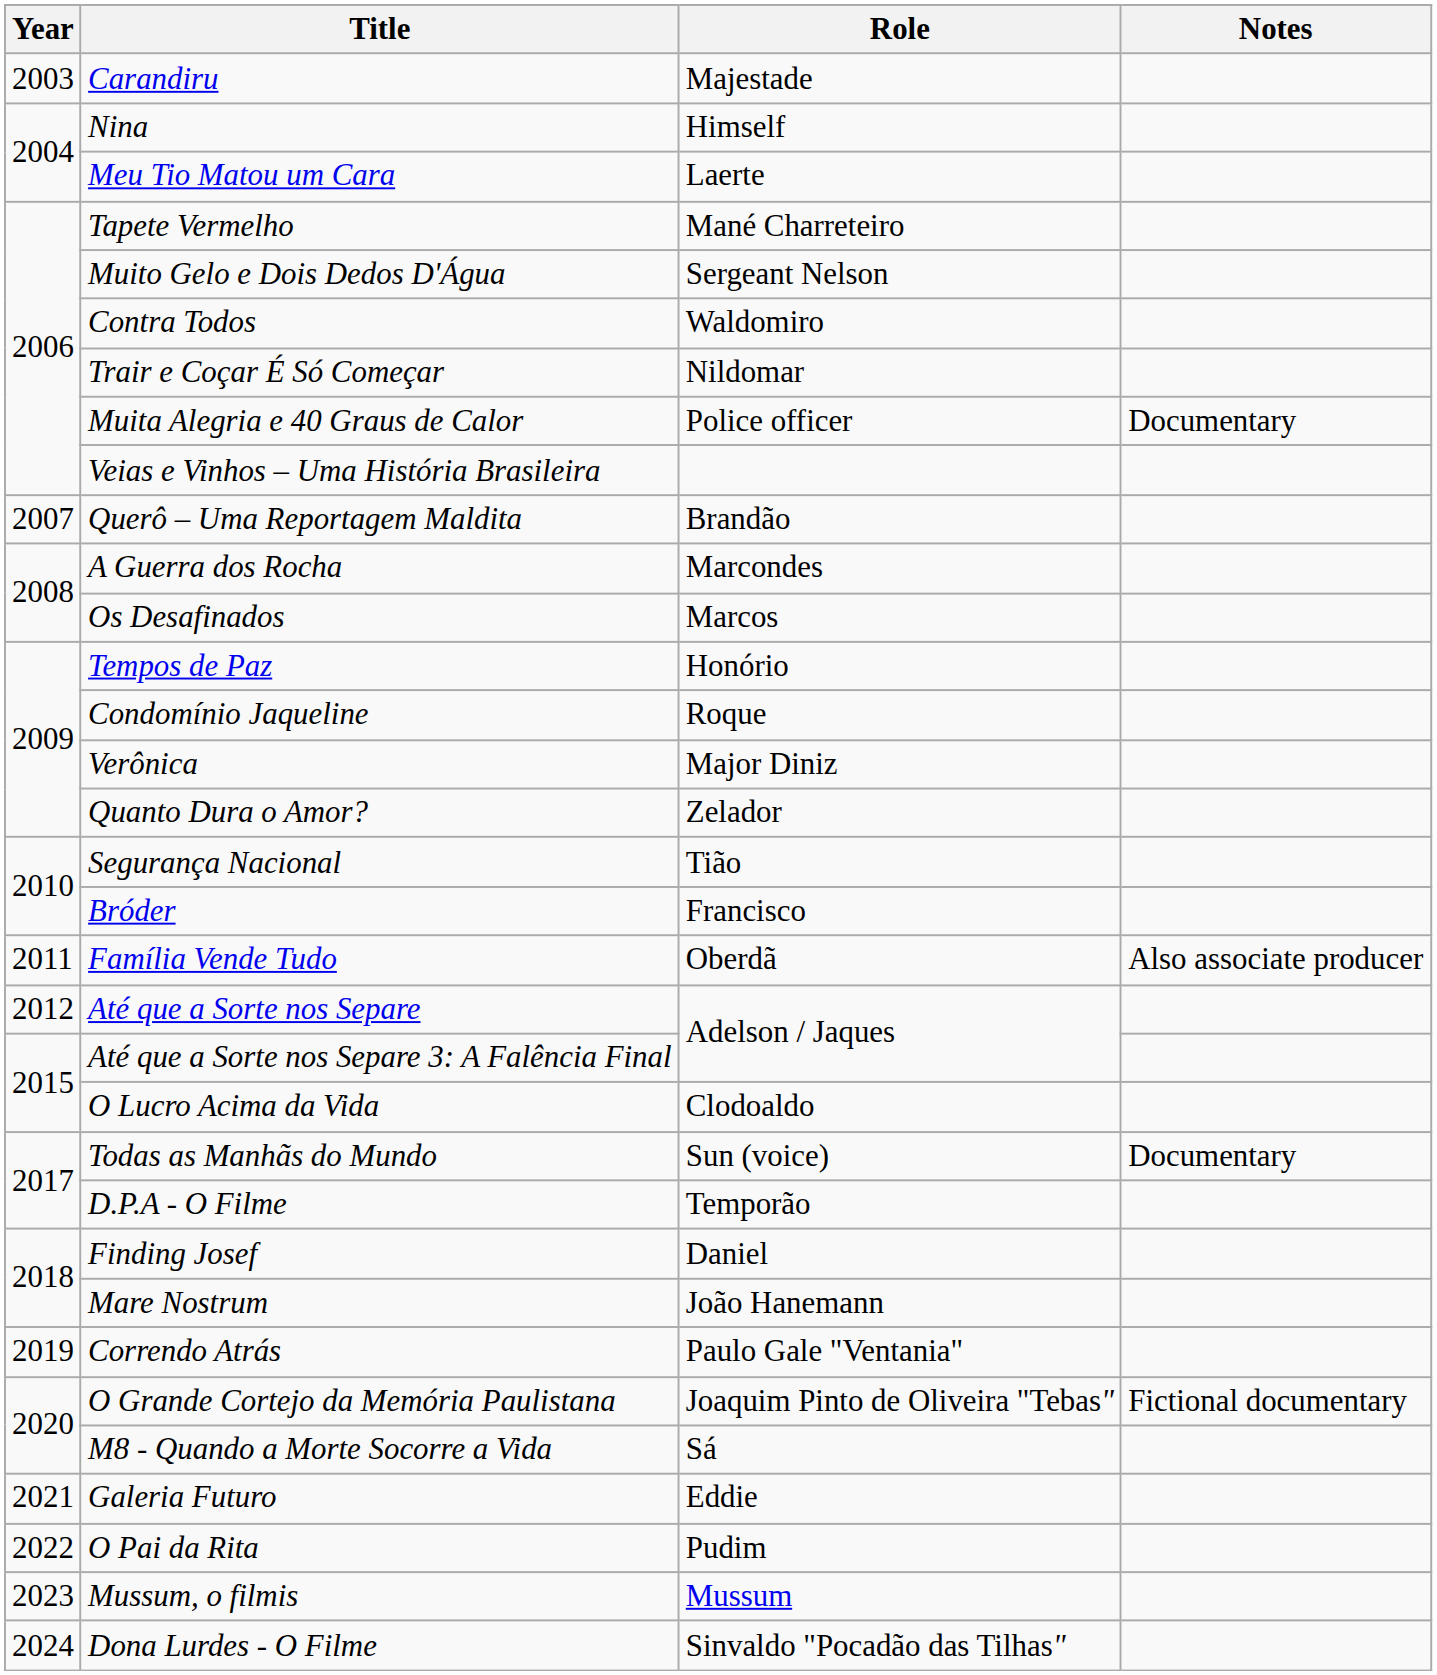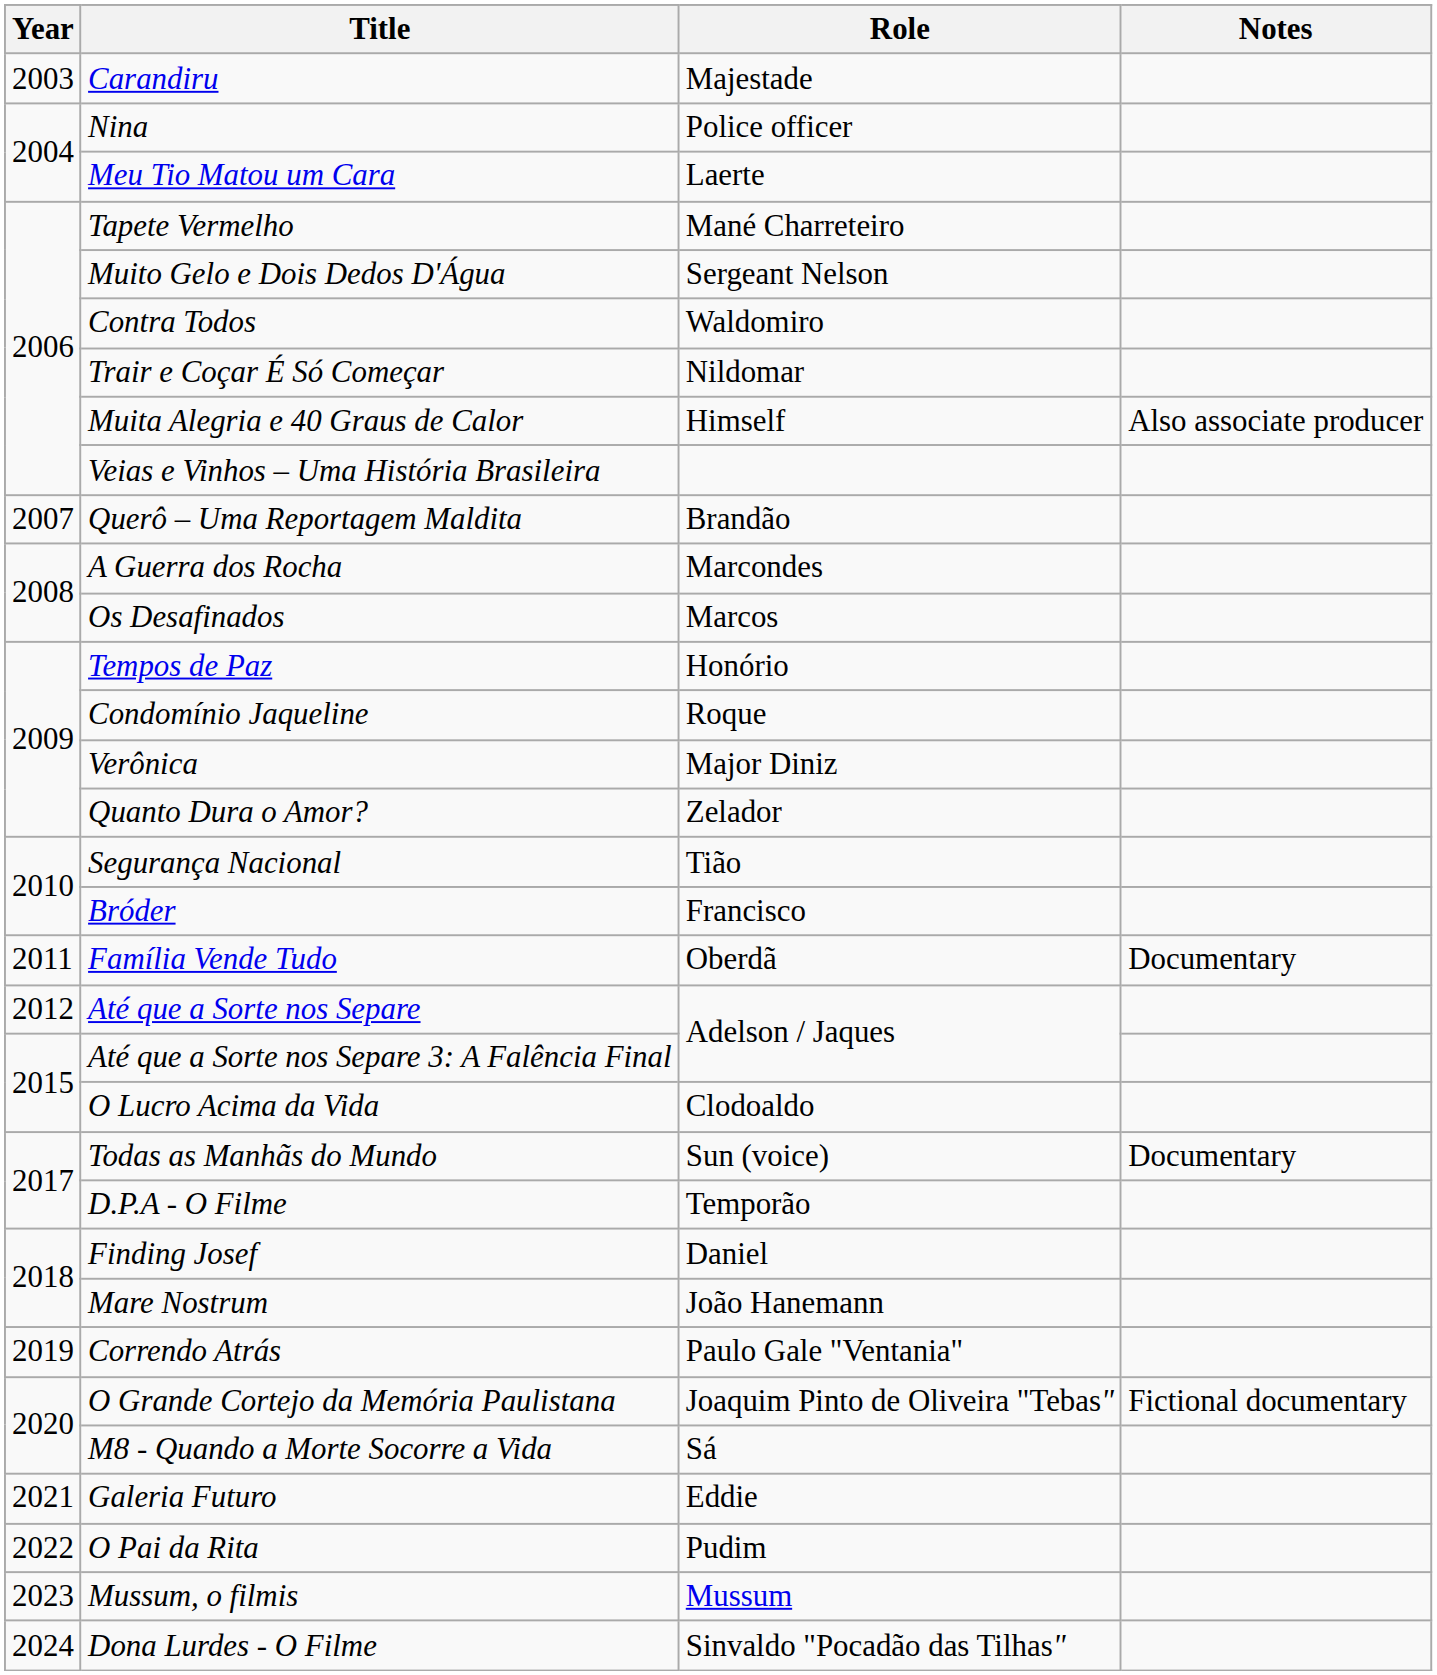(736, 126) Himself -> (769, 126) Police officer
(769, 420) Police officer -> (736, 420) Himself
(1212, 420) Documentary -> (1276, 420) Also associate producer
(1276, 959) Also associate producer -> (1212, 959) Documentary
